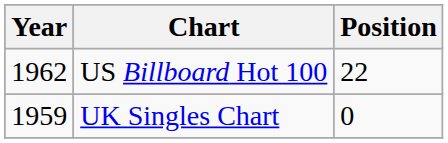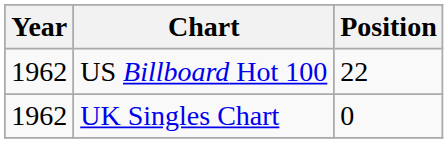(39, 115) 1959 -> (39, 115) 1962
